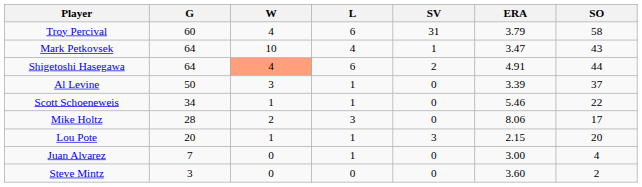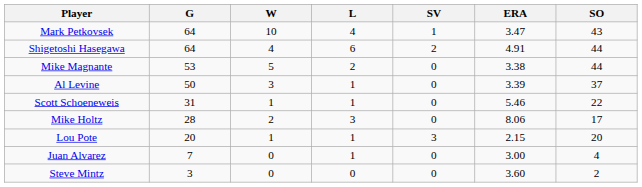- row: (77, 31)
(271, 66) lightsalmon background -> (271, 48) no background
+ row: (77, 66)
(190, 102) 34 -> (190, 102) 31
